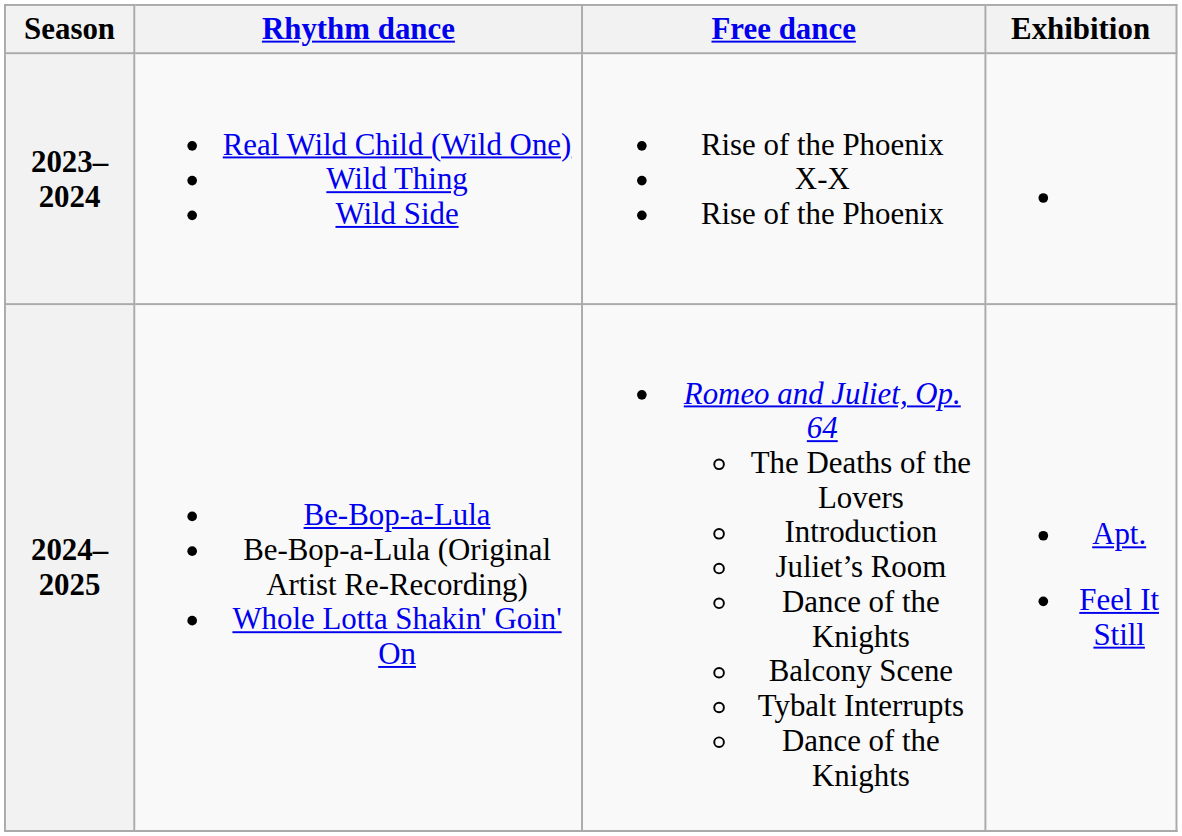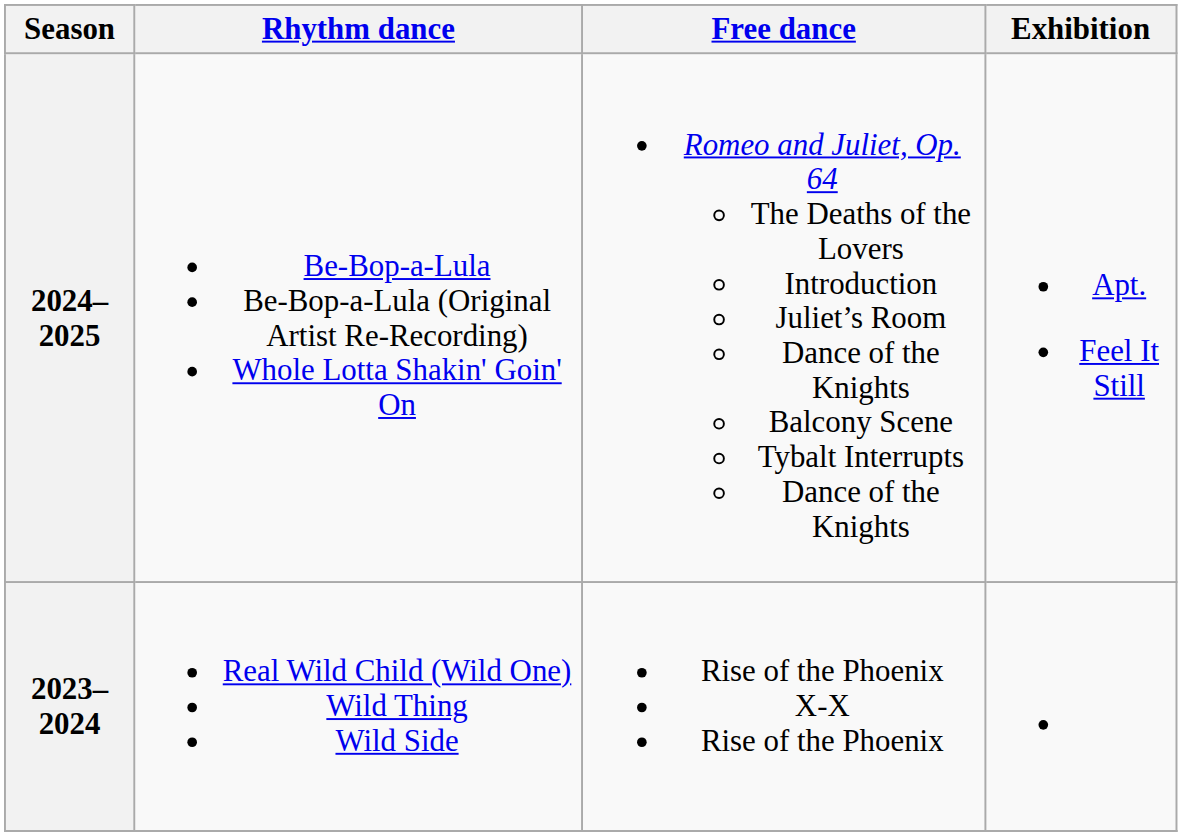rows swapped: (70, 566) <-> (70, 178)
